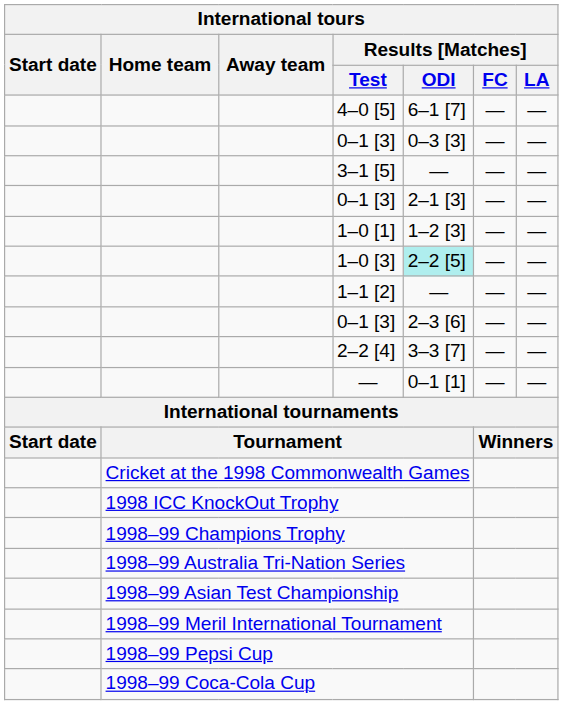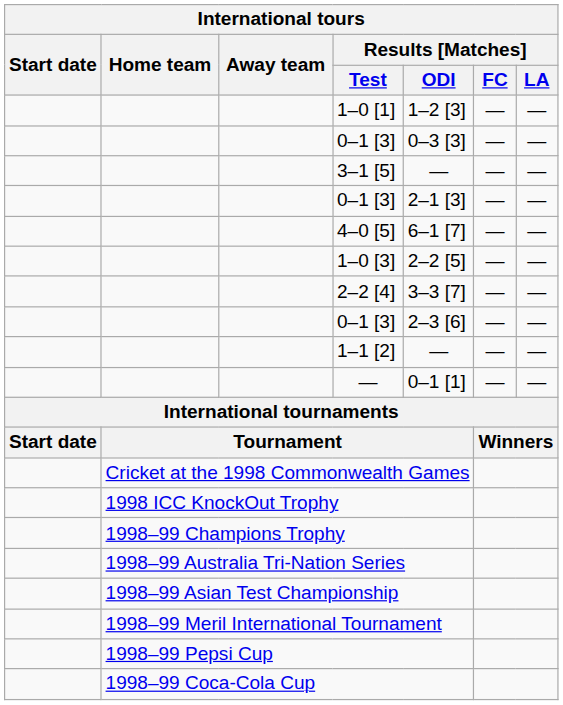rows swapped: (160, 231) <-> (160, 110)
(437, 261) paleturquoise background -> (437, 261) no background
rows swapped: (160, 291) <-> (160, 352)
